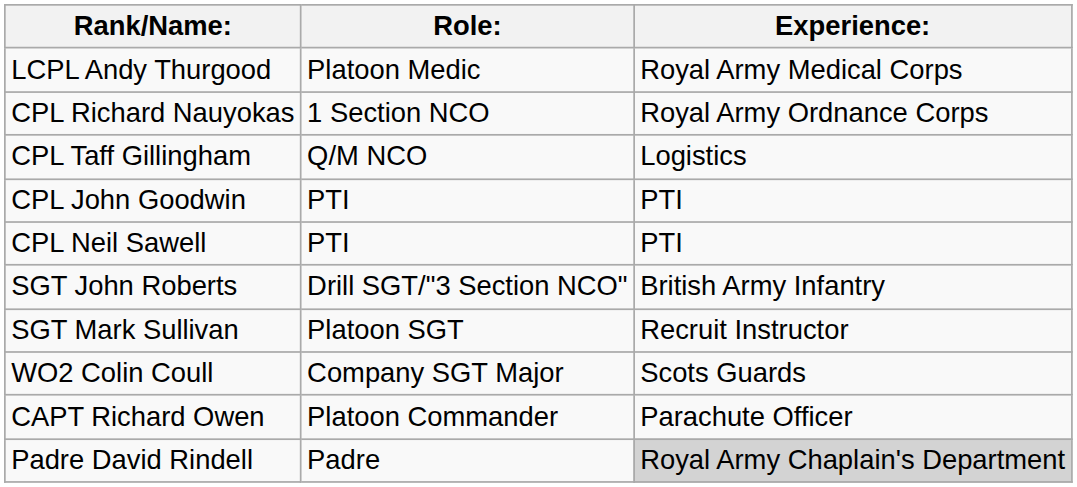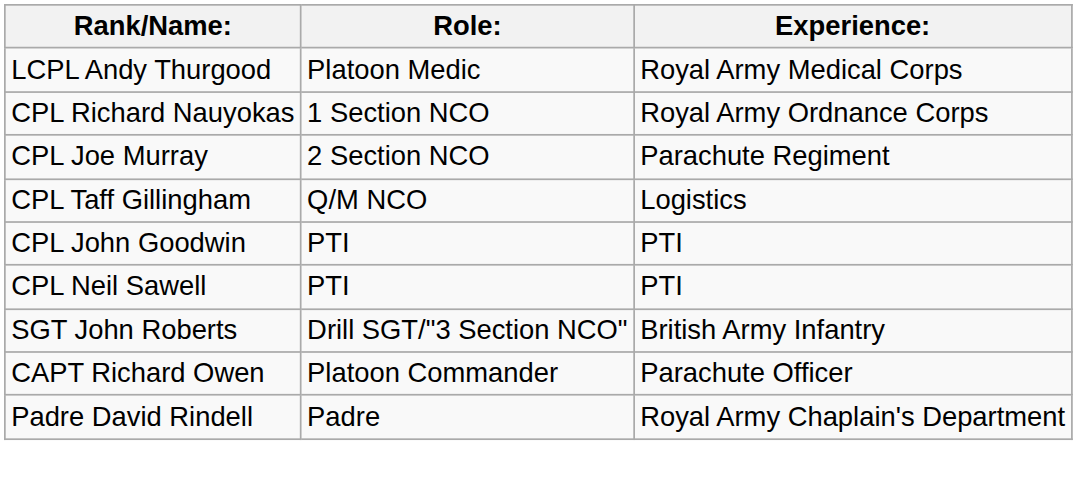+ row: (109, 156)
- row: (125, 329)
- row: (112, 373)
(853, 460) lightgrey background -> (853, 416) no background
